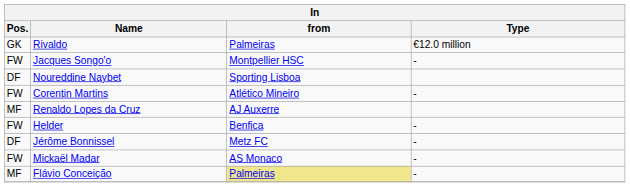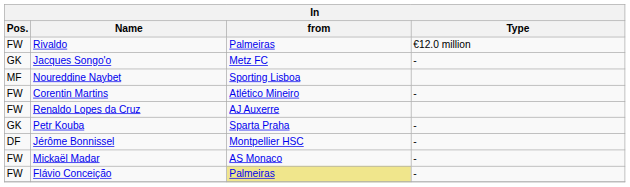(14, 45) GK -> (15, 45) FW
(15, 61) FW -> (14, 61) GK
(267, 61) Montpellier HSC -> (249, 61) Metz FC
(14, 77) DF -> (14, 77) MF
(14, 110) MF -> (15, 110) FW
+ row: (59, 126)
- row: (48, 126)
(249, 142) Metz FC -> (267, 142) Montpellier HSC
(14, 174) MF -> (15, 174) FW
